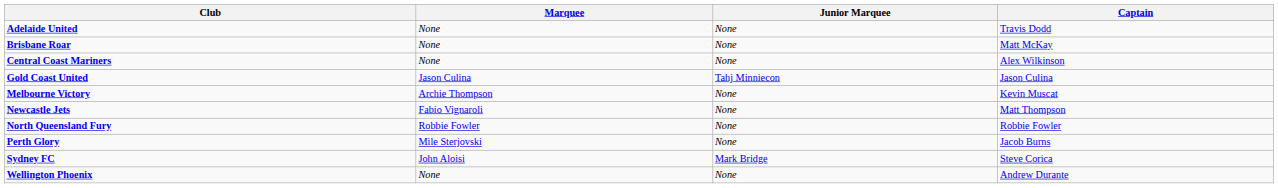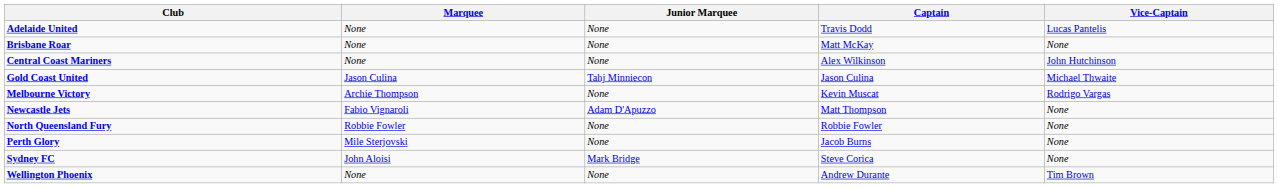+ column: (1159, 12)
(726, 110) None -> (622, 110) Adam D'Apuzzo
